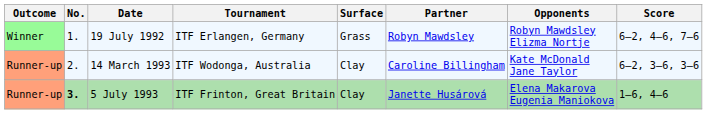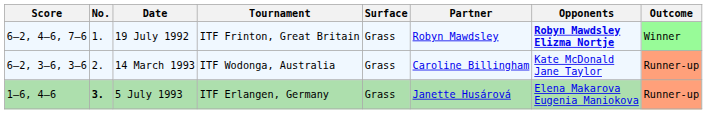columns swapped: (35, 13) <-> (659, 13)
(240, 36) ITF Erlangen, Germany -> (280, 36) ITF Frinton, Great Britain
(553, 36) normal -> (577, 36) bold
(352, 65) Clay -> (380, 65) Grass
(255, 94) ITF Frinton, Great Britain -> (264, 94) ITF Erlangen, Germany
(352, 94) Clay -> (380, 94) Grass
